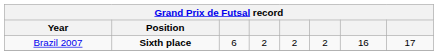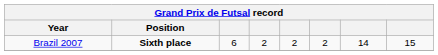(363, 43) 16 -> (363, 43) 14
(410, 43) 17 -> (410, 43) 15
